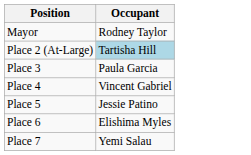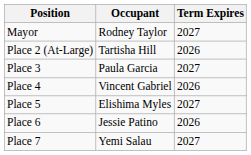+ column: (210, 13)
(127, 50) lightblue background -> (127, 50) no background
(128, 104) Jessie Patino -> (135, 104) Elishima Myles
(135, 123) Elishima Myles -> (128, 123) Jessie Patino
